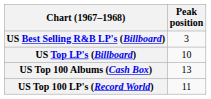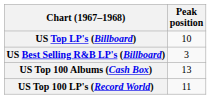rows swapped: (86, 54) <-> (86, 39)
